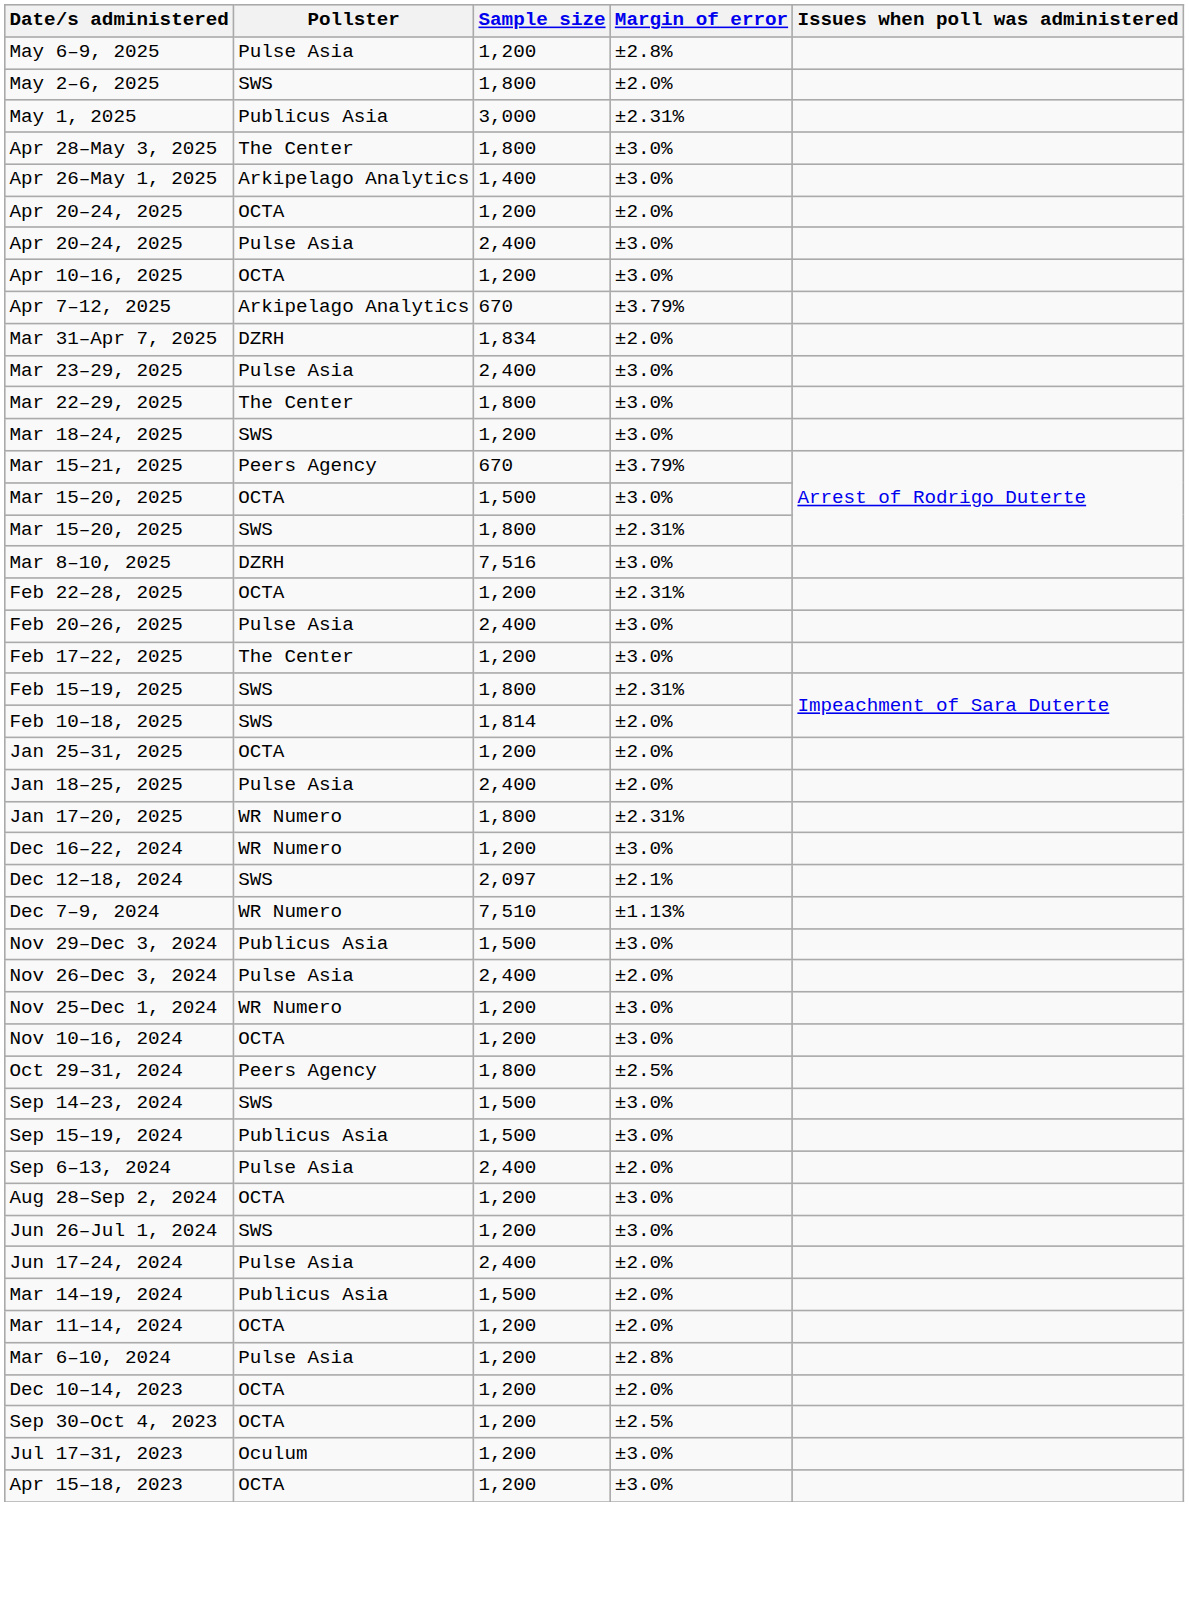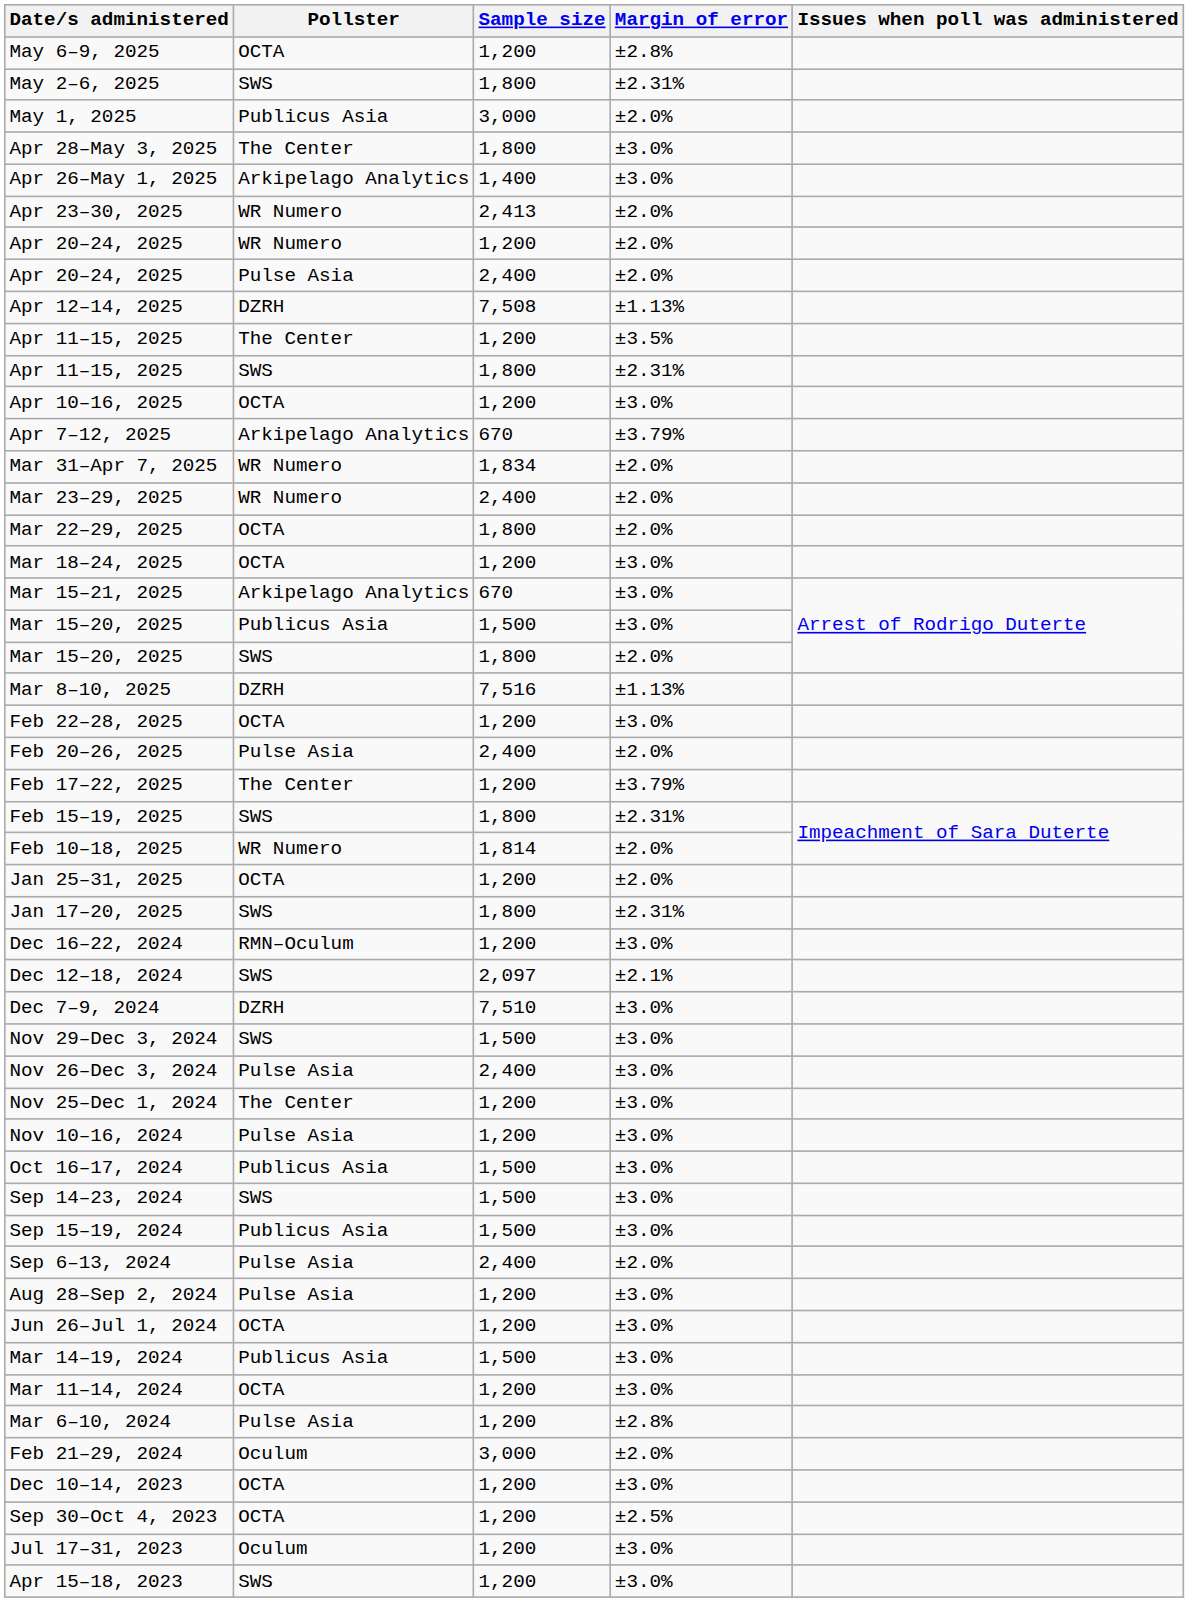(296, 53) Pulse Asia -> (261, 53) OCTA
(644, 84) ±2.0% -> (649, 84) ±2.31%
(649, 116) ±2.31% -> (644, 116) ±2.0%
+ row: (96, 212)
(261, 212) OCTA -> (290, 244) WR Numero
(644, 244) ±3.0% -> (644, 275) ±2.0%
+ row: (96, 307)
+ row: (96, 339)
+ row: (96, 371)
(261, 339) DZRH -> (290, 467) WR Numero
(296, 371) Pulse Asia -> (290, 498) WR Numero
(644, 371) ±3.0% -> (644, 498) ±2.0%
(296, 403) The Center -> (261, 530) OCTA
(644, 403) ±3.0% -> (644, 530) ±2.0%
(256, 435) SWS -> (261, 562) OCTA
(307, 467) Peers Agency -> (354, 594) Arkipelago Analytics
(649, 467) ±3.79% -> (644, 594) ±3.0%
(261, 498) OCTA -> (313, 626) Publicus Asia
(649, 530) ±2.31% -> (644, 658) ±2.0%
(644, 562) ±3.0% -> (649, 689) ±1.13%
(649, 594) ±2.31% -> (644, 721) ±3.0%
(644, 626) ±3.0% -> (644, 753) ±2.0%
(644, 658) ±3.0% -> (649, 785) ±3.79%
(256, 721) SWS -> (290, 849) WR Numero
- row: (96, 785)
(290, 817) WR Numero -> (256, 912) SWS
(290, 849) WR Numero -> (296, 944) RMN–Oculum
(290, 912) WR Numero -> (261, 1008) DZRH
(649, 912) ±1.13% -> (644, 1008) ±3.0%
(313, 944) Publicus Asia -> (256, 1040) SWS
(644, 976) ±2.0% -> (644, 1072) ±3.0%
(290, 1008) WR Numero -> (296, 1104) The Center
(261, 1040) OCTA -> (296, 1135) Pulse Asia
- row: (96, 1072)
+ row: (96, 1167)
(261, 1199) OCTA -> (296, 1295) Pulse Asia
(256, 1231) SWS -> (261, 1326) OCTA
- row: (96, 1263)
(644, 1295) ±2.0% -> (644, 1358) ±3.0%
(644, 1326) ±2.0% -> (644, 1390) ±3.0%
+ row: (96, 1454)
(644, 1390) ±2.0% -> (644, 1486) ±3.0%
(261, 1486) OCTA -> (256, 1581) SWS
